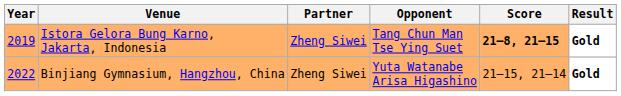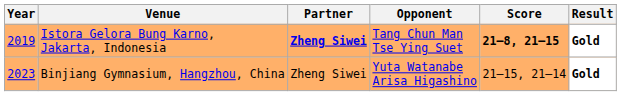(329, 40) normal -> (329, 40) bold
(21, 74) 2022 -> (21, 74) 2023
